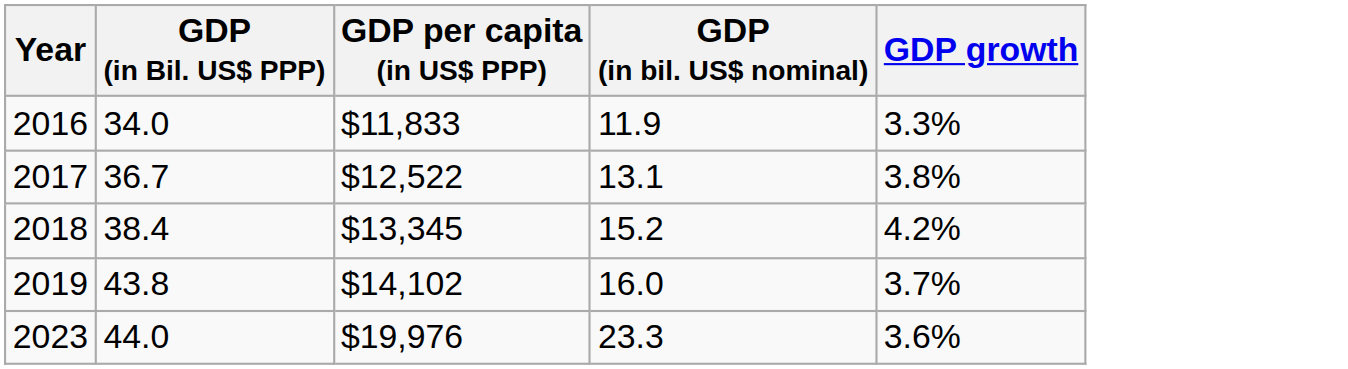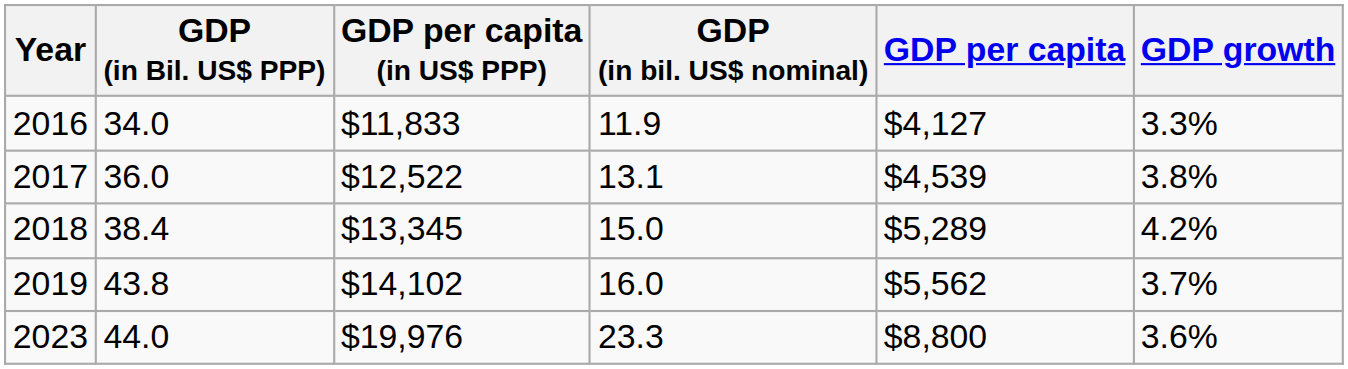+ column: (1005, 50)
(136, 176) 36.7 -> (136, 176) 36.0
(631, 229) 15.2 -> (631, 229) 15.0
